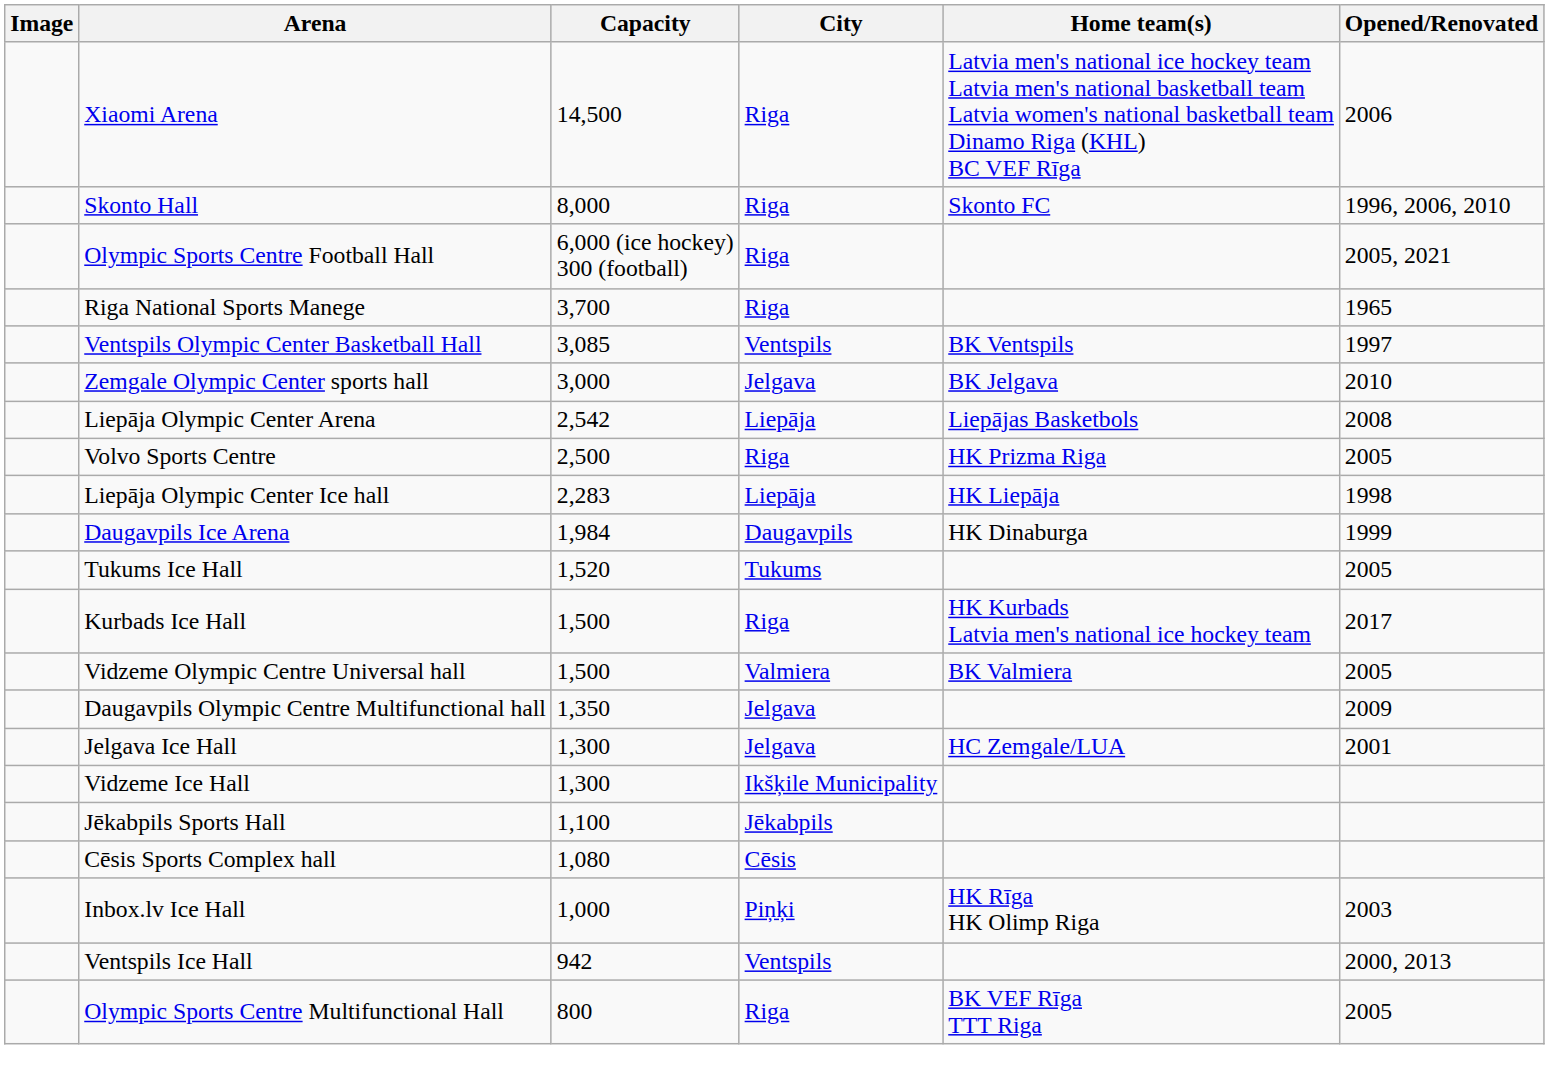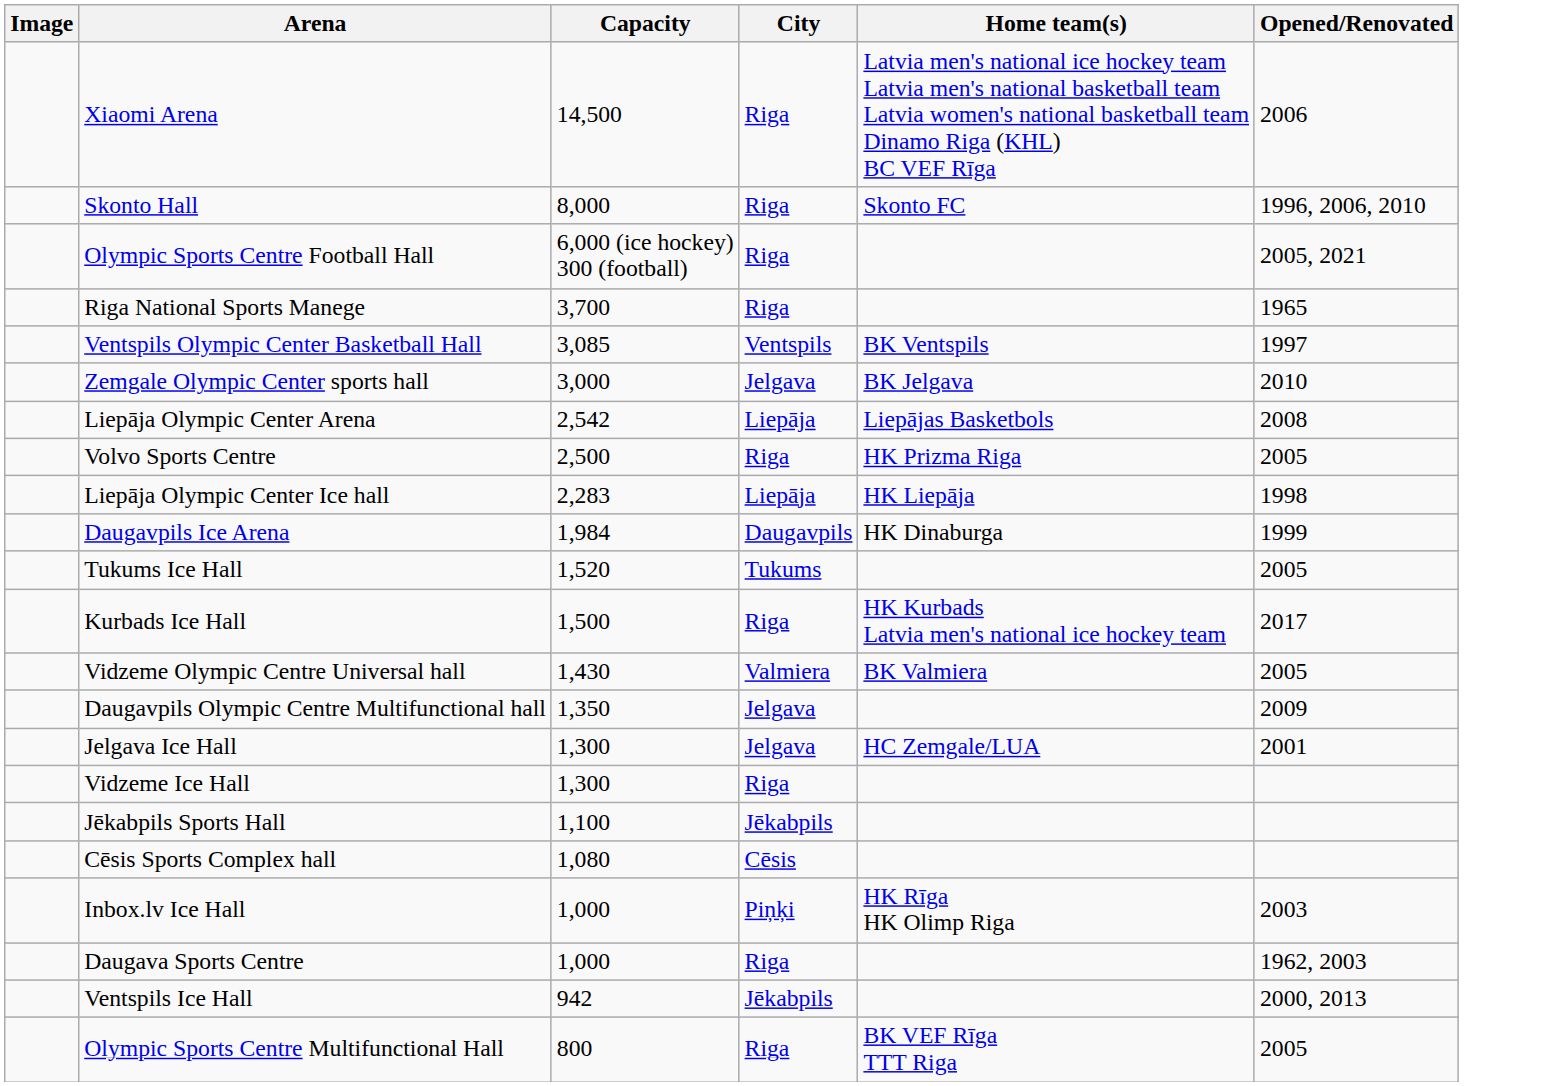(583, 671) 1,500 -> (583, 671) 1,430
(841, 783) Ikšķile Municipality -> (767, 783) Riga
+ row: (194, 960)
(788, 960) Ventspils -> (789, 998) Jēkabpils
